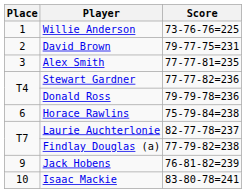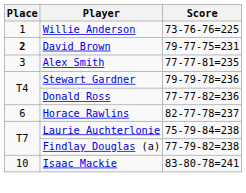(22, 46) normal -> (22, 46) bold
(202, 80) 77-77-82=236 -> (202, 80) 79-79-78=236
(202, 96) 79-79-78=236 -> (202, 96) 77-77-82=236
(202, 113) 75-79-84=238 -> (202, 113) 82-77-78=237
(202, 130) 82-77-78=237 -> (202, 130) 75-79-84=238
- row: (77, 163)
